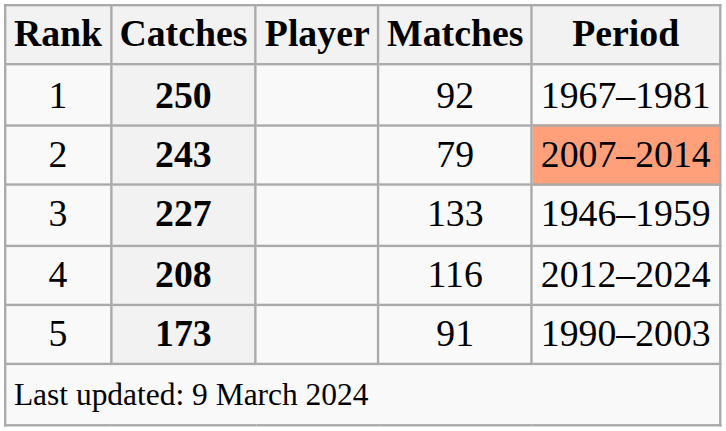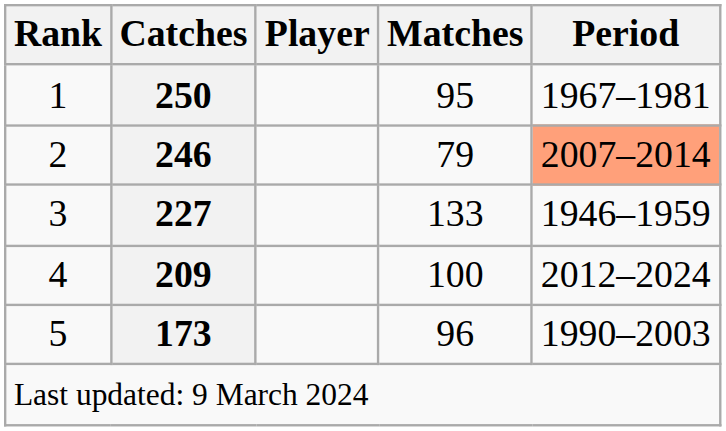(455, 94) 92 -> (455, 94) 95
(183, 154) 243 -> (183, 154) 246
(183, 273) 208 -> (183, 273) 209
(455, 273) 116 -> (455, 273) 100
(455, 333) 91 -> (455, 333) 96
